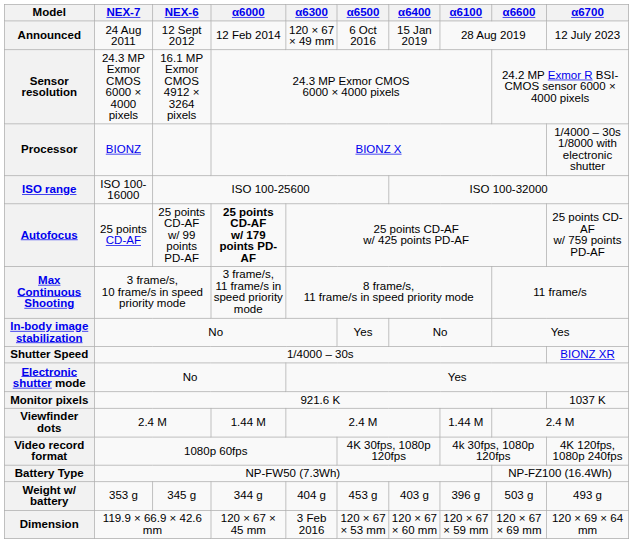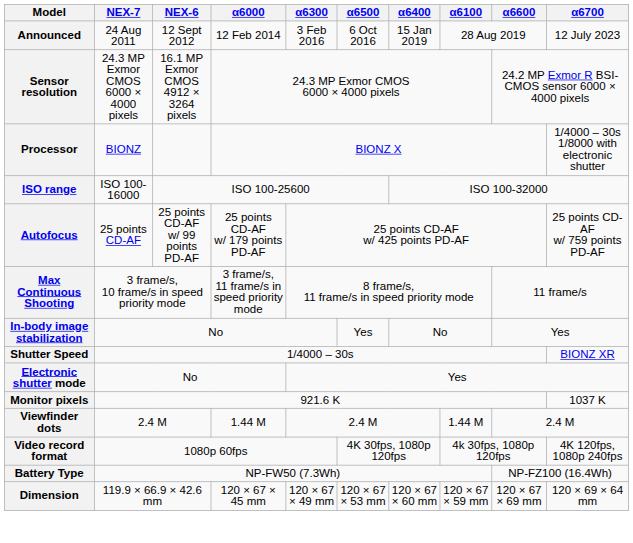(312, 35) 120 × 67 × 49 mm -> (312, 35) 3 Feb 2016
(248, 235) bold -> (248, 235) normal
- row: (49, 496)
(312, 524) 3 Feb 2016 -> (312, 496) 120 × 67 × 49 mm
